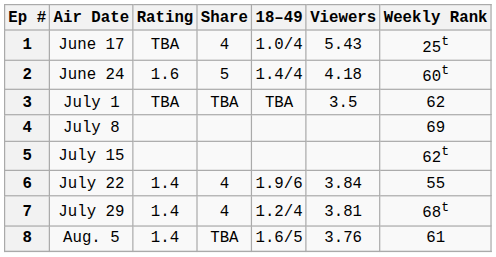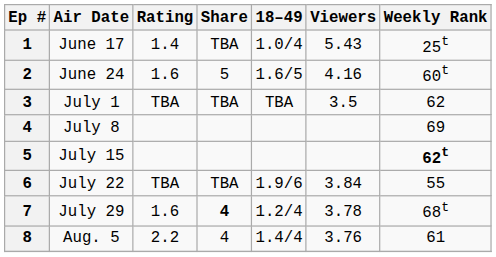(165, 45) TBA -> (165, 45) 1.4
(224, 45) 4 -> (224, 45) TBA
(279, 75) 1.4/4 -> (279, 75) 1.6/5
(343, 75) 4.18 -> (343, 75) 4.16
(436, 156) normal -> (436, 156) bold
(165, 183) 1.4 -> (165, 183) TBA
(224, 183) 4 -> (224, 183) TBA
(165, 211) 1.4 -> (165, 211) 1.6
(224, 211) normal -> (224, 211) bold
(343, 211) 3.81 -> (343, 211) 3.78
(165, 239) 1.4 -> (165, 239) 2.2
(224, 239) TBA -> (224, 239) 4
(279, 239) 1.6/5 -> (279, 239) 1.4/4
